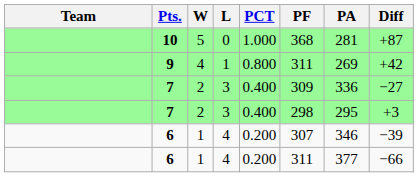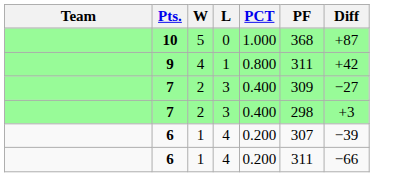- column: (347, 16)
